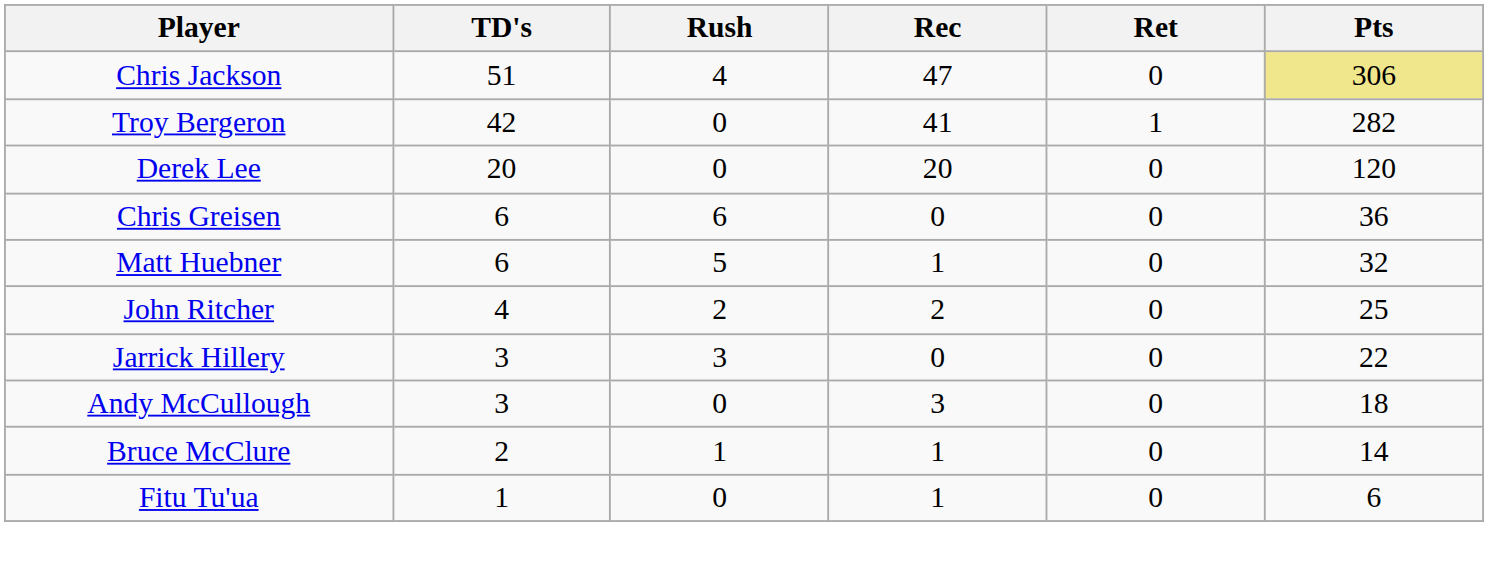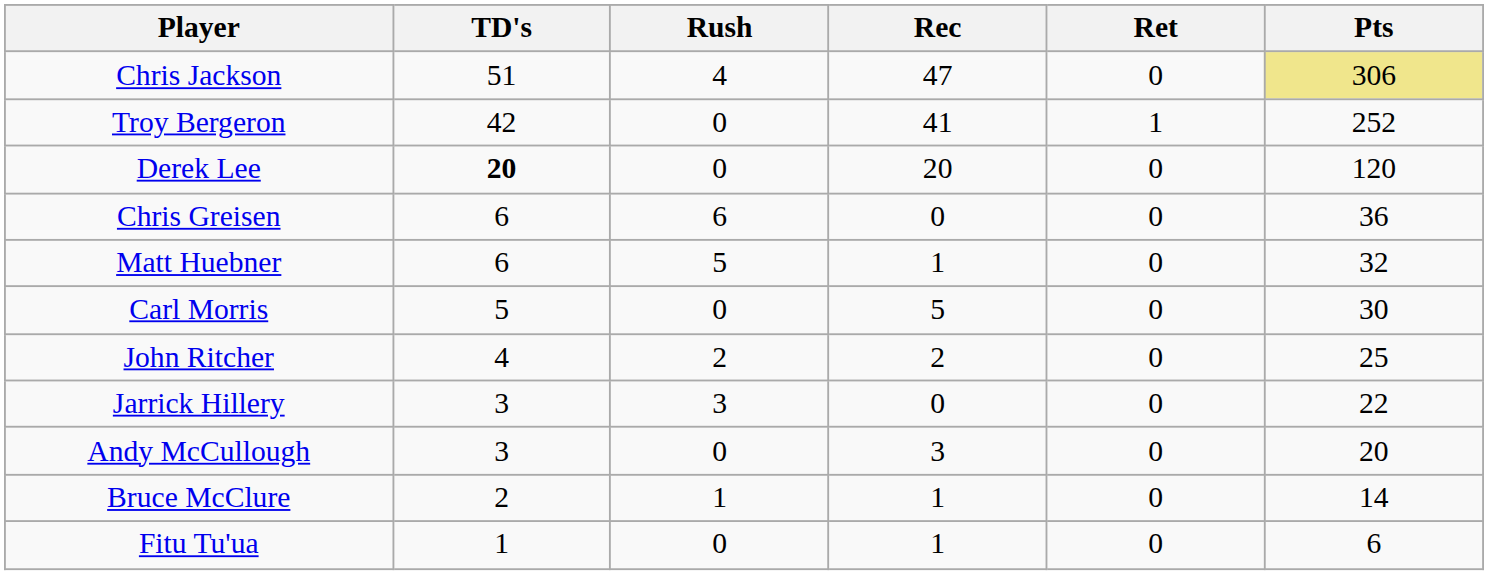(1374, 121) 282 -> (1374, 121) 252
(502, 168) normal -> (502, 168) bold
+ row: (199, 309)
(1374, 403) 18 -> (1374, 450) 20
